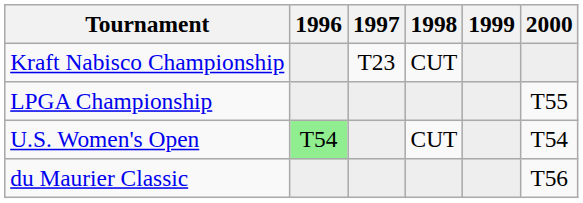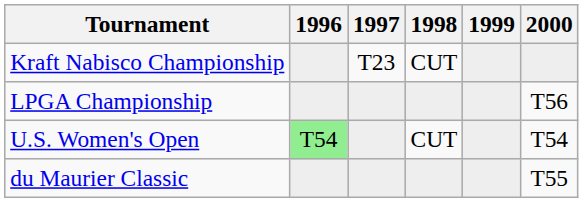(549, 101) T55 -> (549, 101) T56
(549, 178) T56 -> (549, 178) T55
